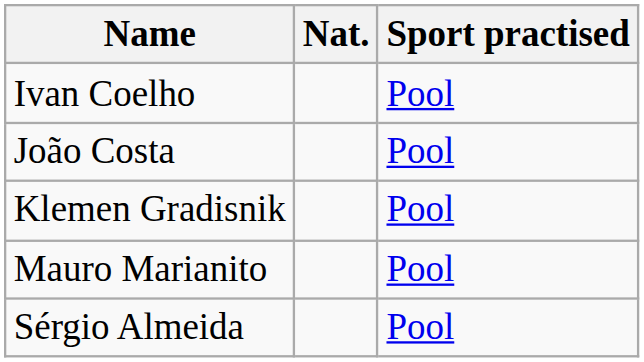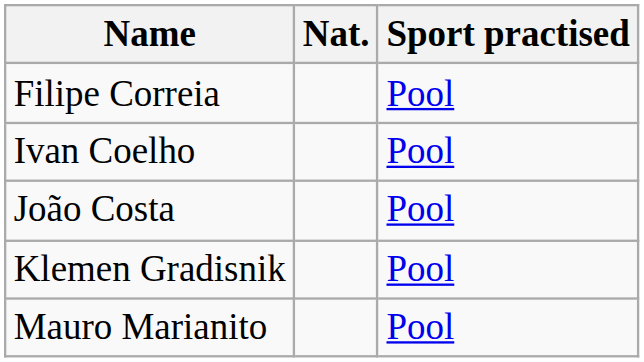+ row: (117, 92)
- row: (129, 326)
